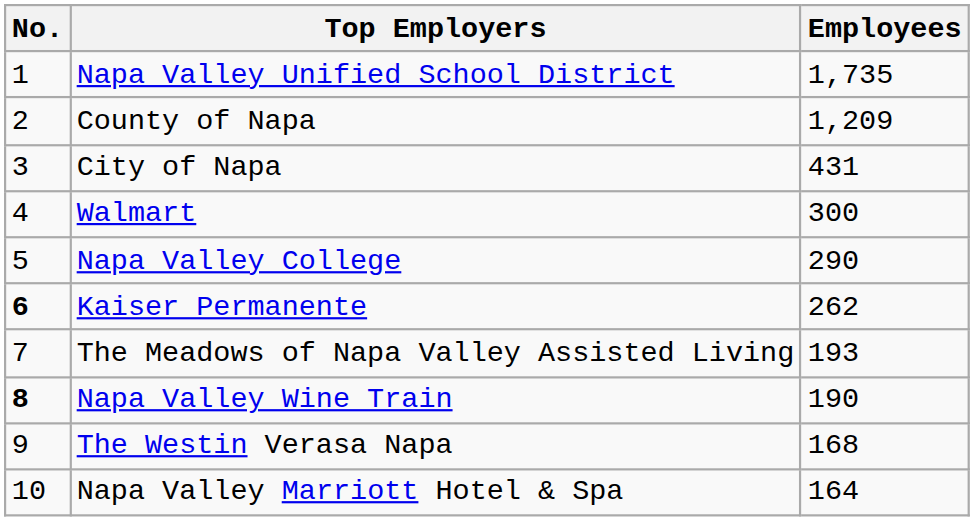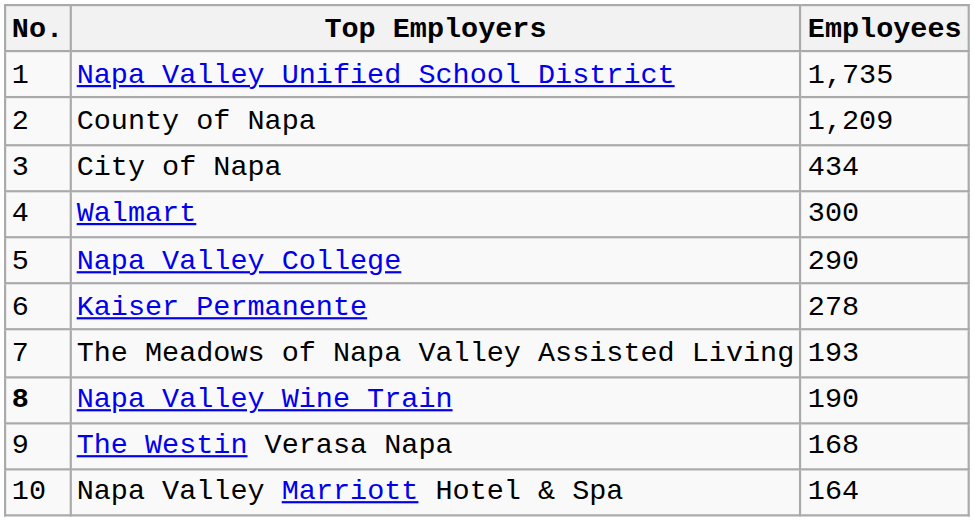(833, 167) 431 -> (833, 167) 434
(20, 307) bold -> (20, 307) normal
(833, 307) 262 -> (833, 307) 278
